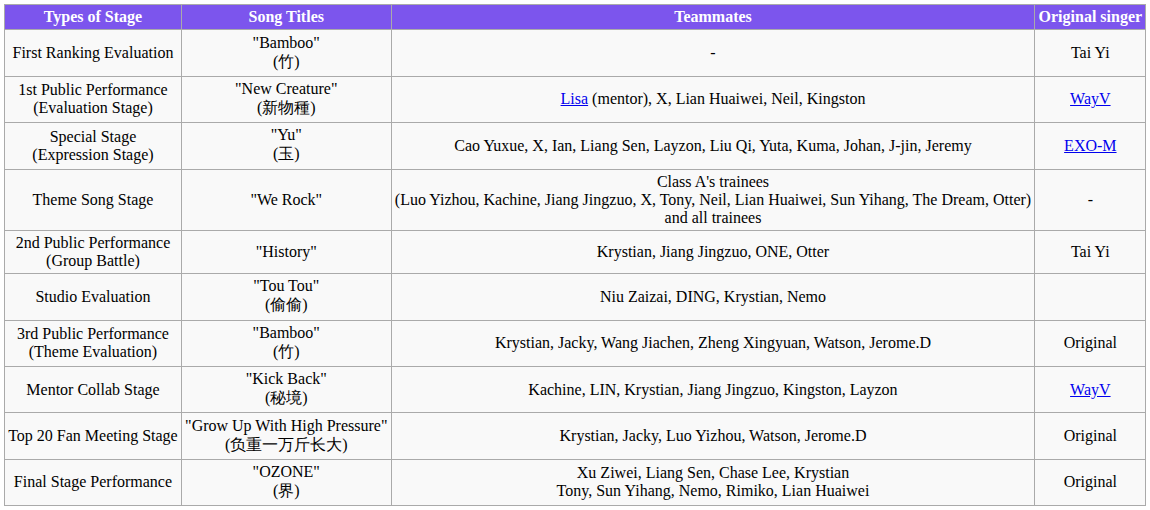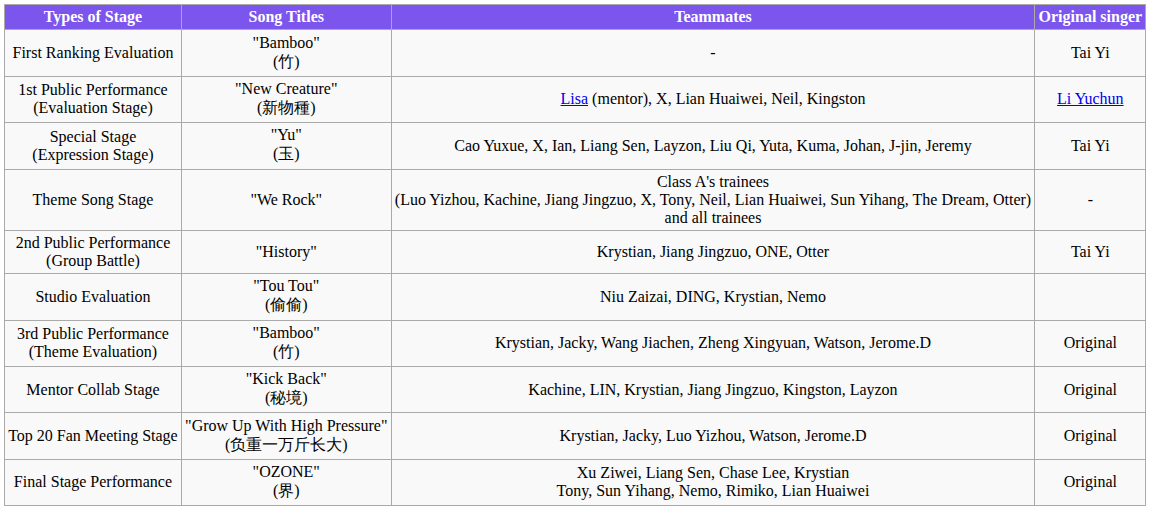(1090, 99) WayV -> (1090, 99) Li Yuchun
(1090, 145) EXO-M -> (1090, 145) Tai Yi
(1090, 389) WayV -> (1090, 389) Original
